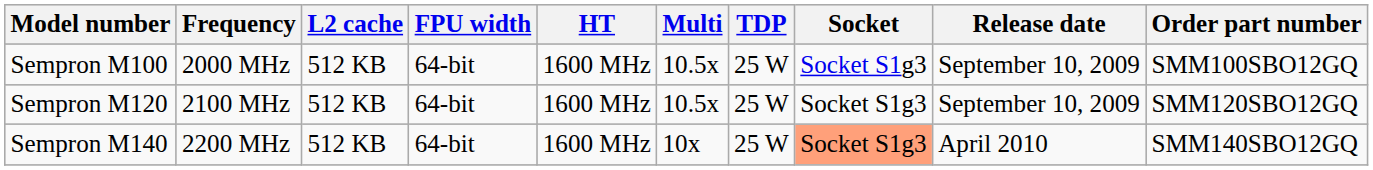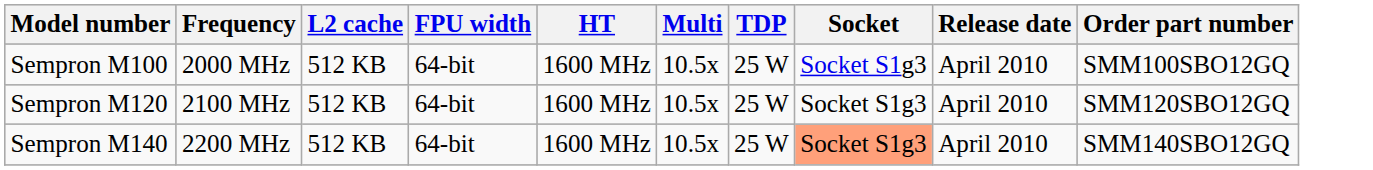(1039, 64) September 10, 2009 -> (993, 64) April 2010
(1039, 104) September 10, 2009 -> (993, 104) April 2010
(681, 143) 10x -> (691, 143) 10.5x
